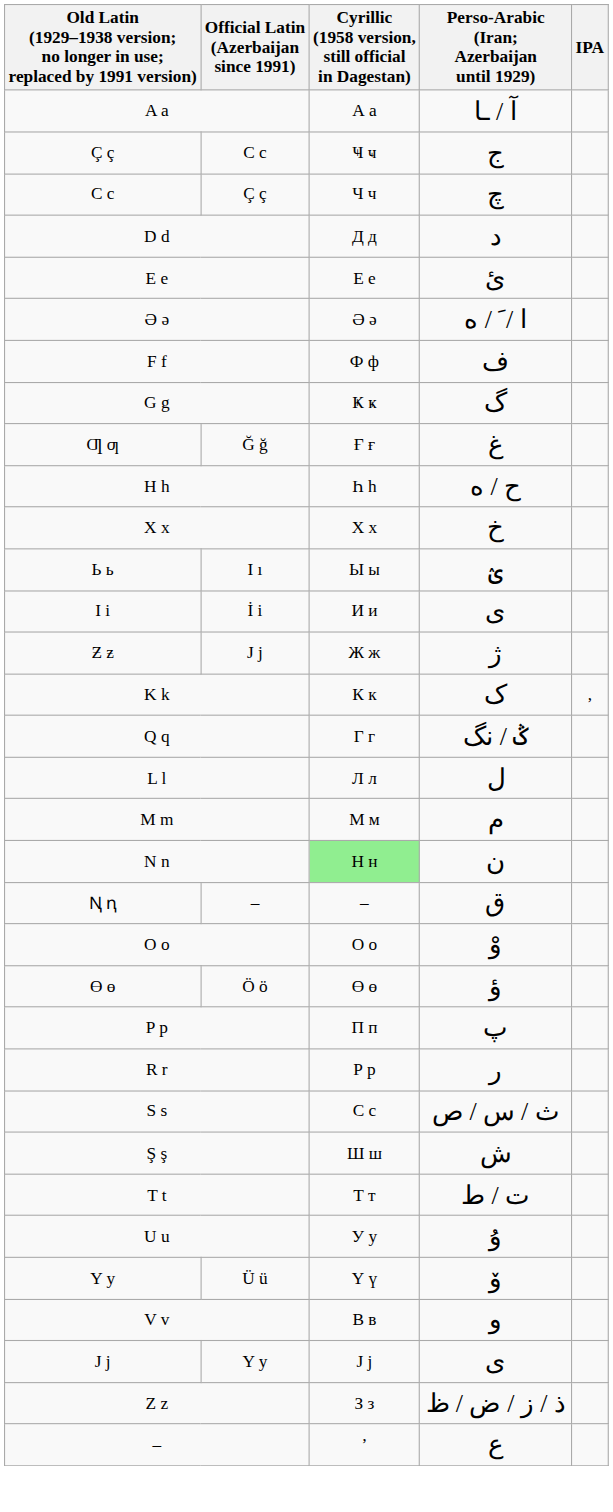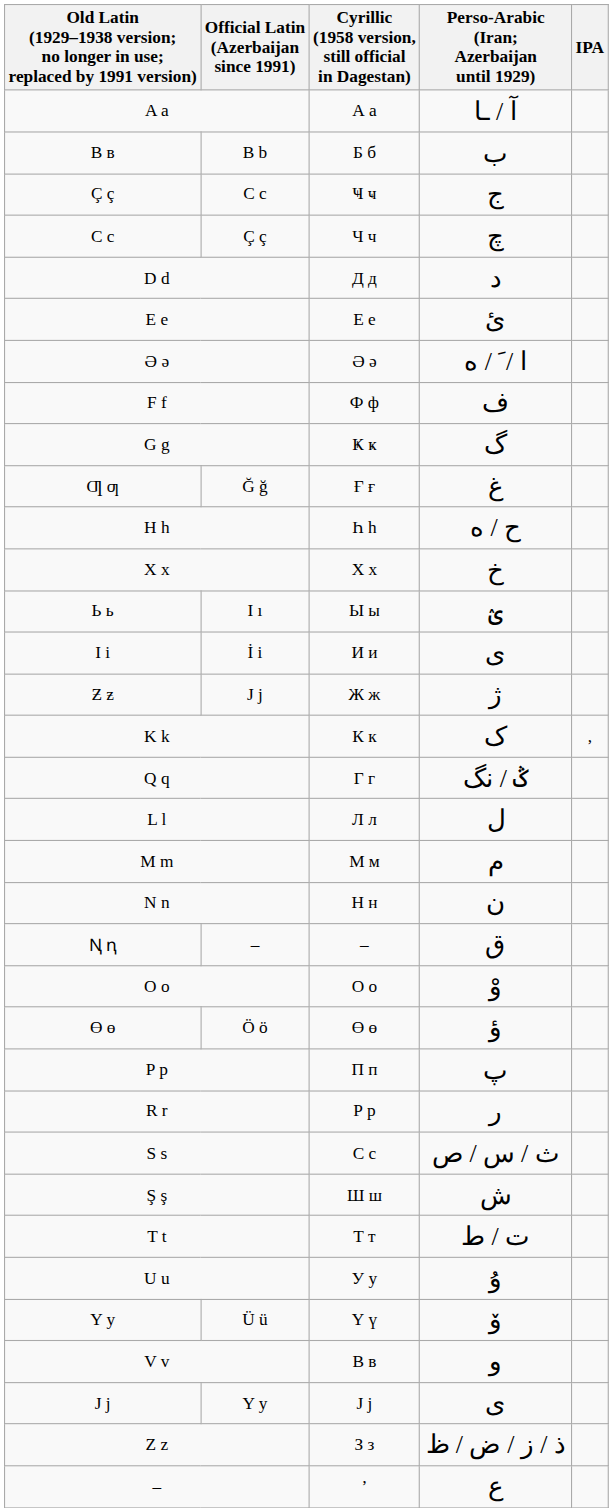+ row: (103, 152)
(364, 861) lightgreen background -> (364, 903) no background
